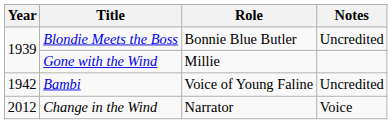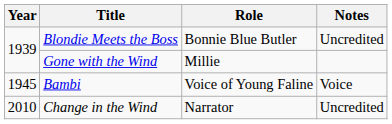(22, 84) 1942 -> (22, 84) 1945
(352, 84) Uncredited -> (336, 84) Voice
(22, 107) 2012 -> (22, 107) 2010
(336, 107) Voice -> (352, 107) Uncredited
